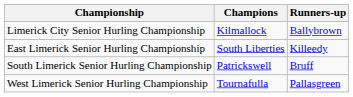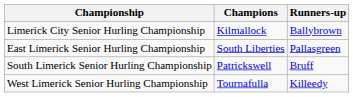(309, 48) Killeedy -> (315, 48) Pallasgreen
(315, 83) Pallasgreen -> (309, 83) Killeedy
